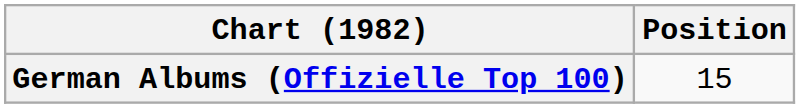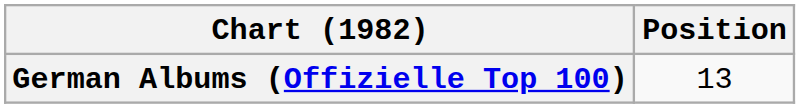(715, 79) 15 -> (715, 79) 13
